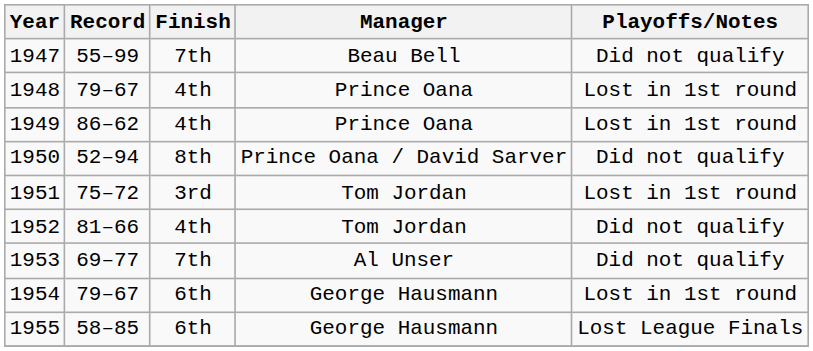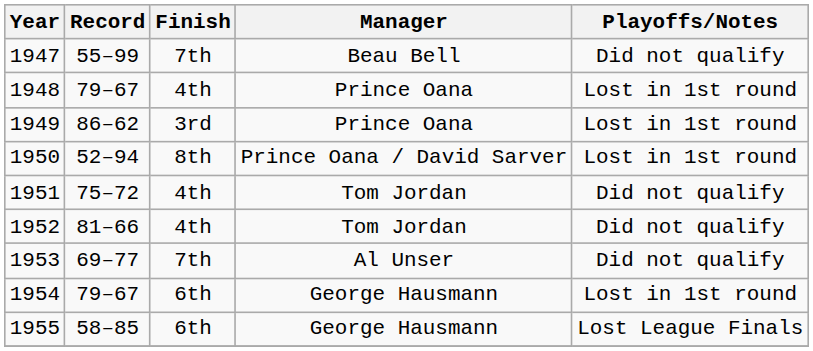(193, 124) 4th -> (193, 124) 3rd
(690, 158) Did not qualify -> (690, 158) Lost in 1st round
(193, 192) 3rd -> (193, 192) 4th
(690, 192) Lost in 1st round -> (690, 192) Did not qualify
